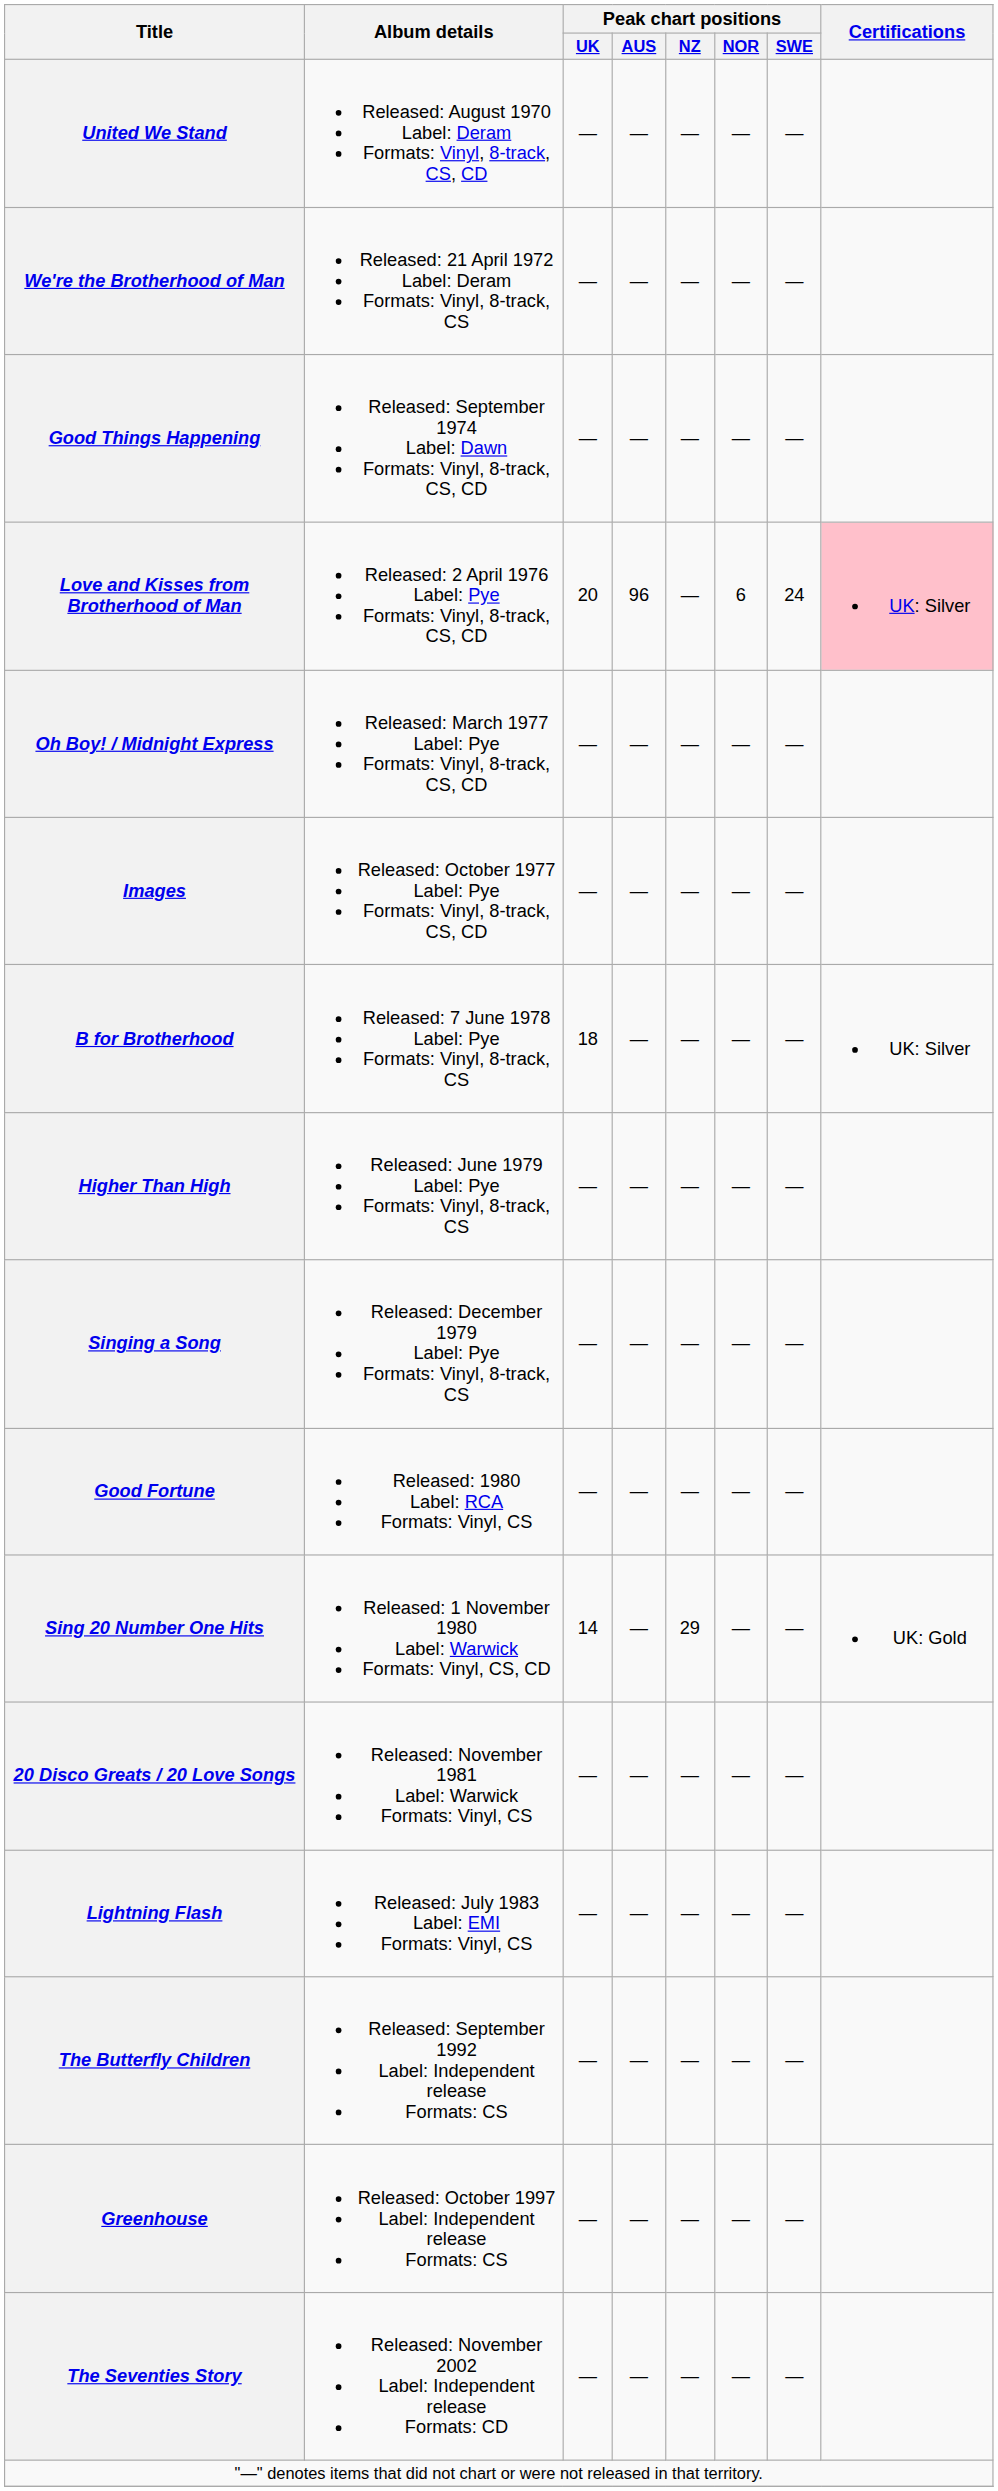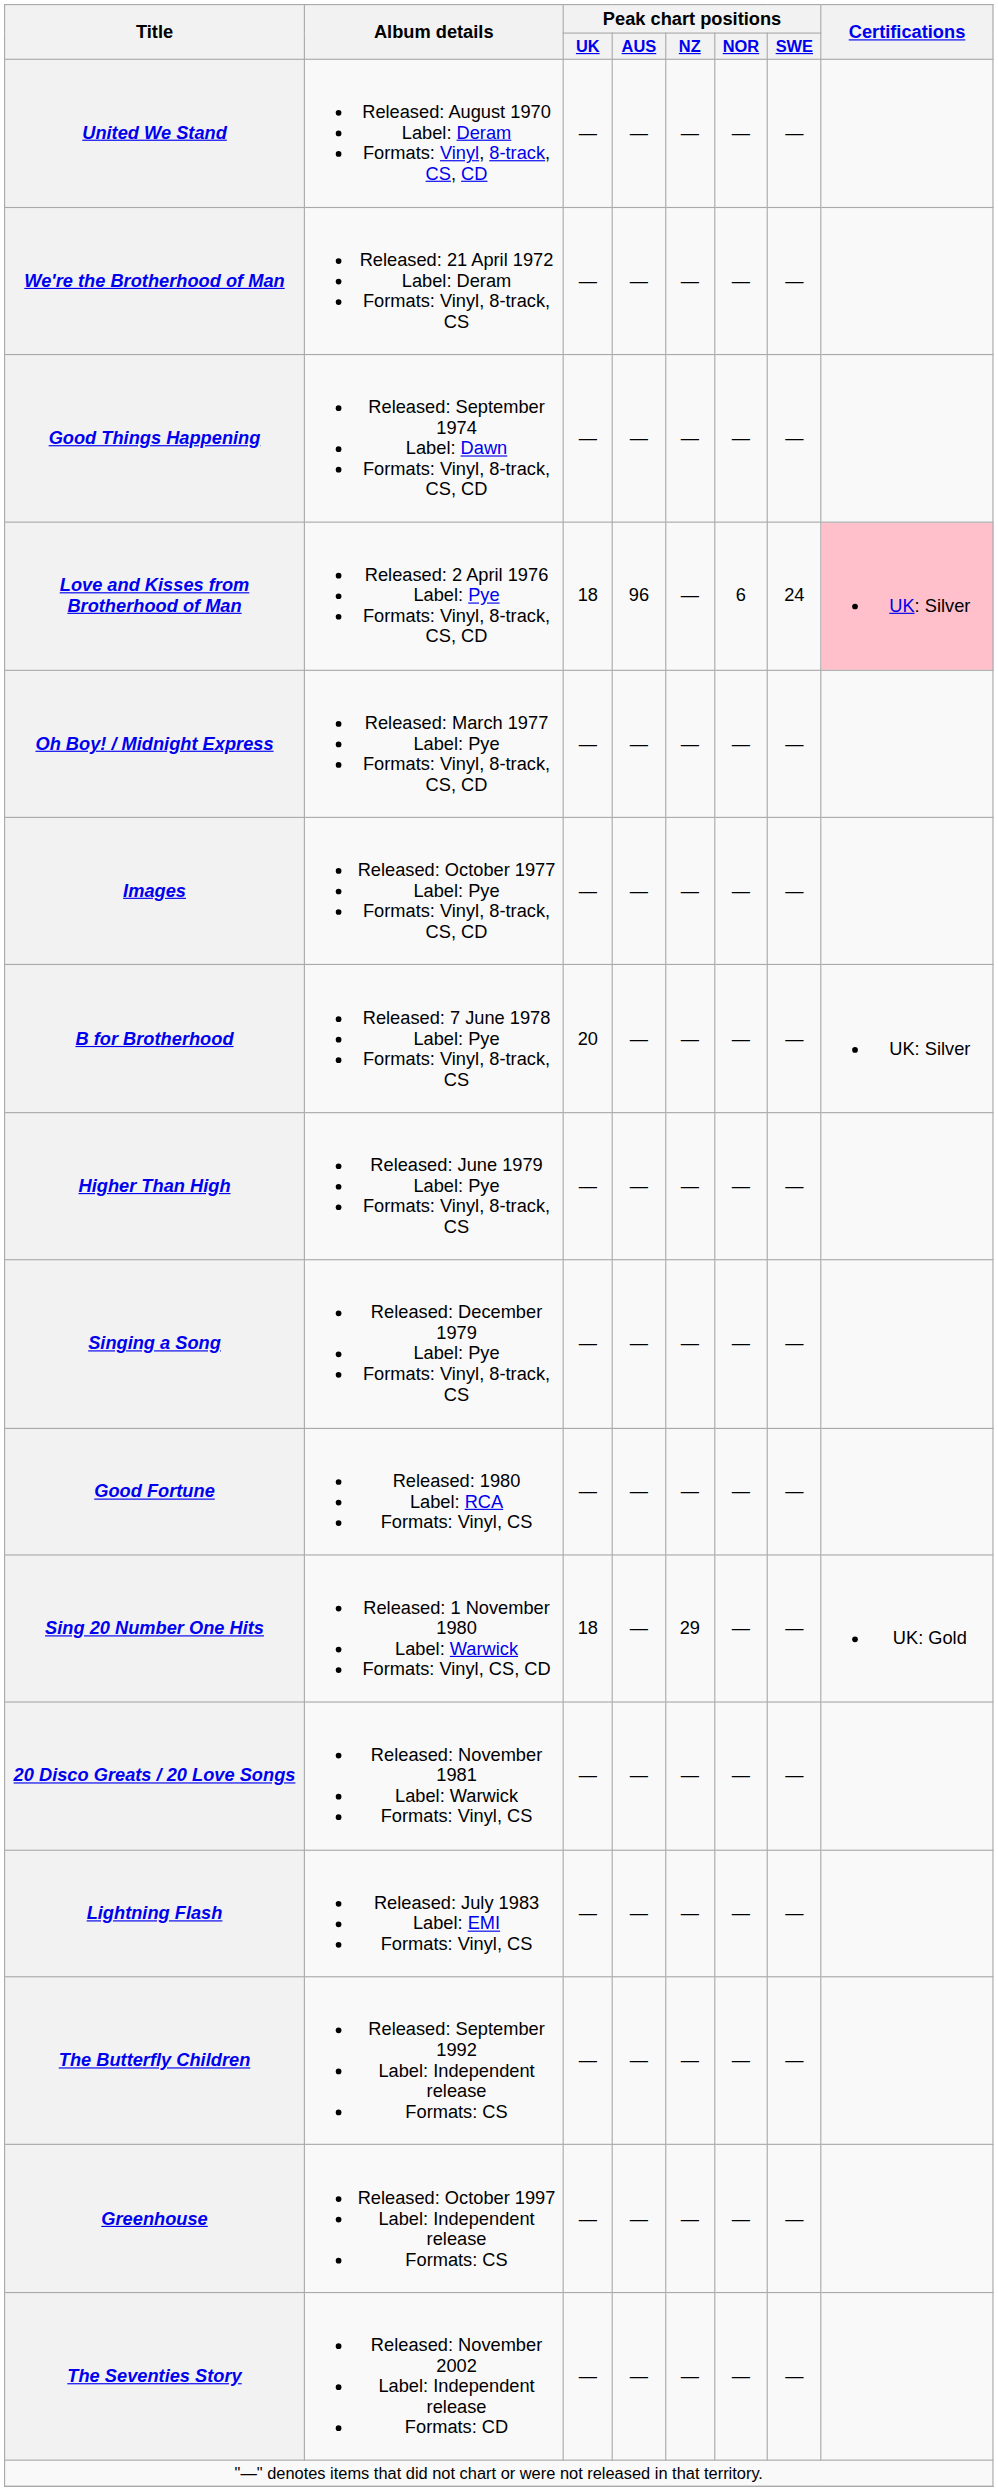(588, 596) 20 -> (588, 596) 18
(588, 1038) 18 -> (588, 1038) 20
(588, 1628) 14 -> (588, 1628) 18
